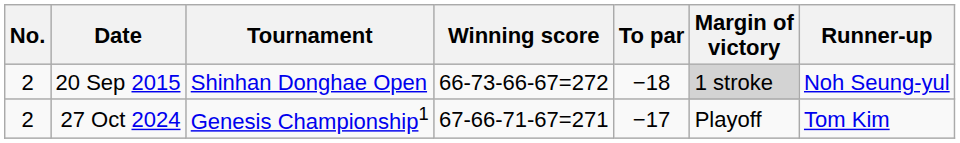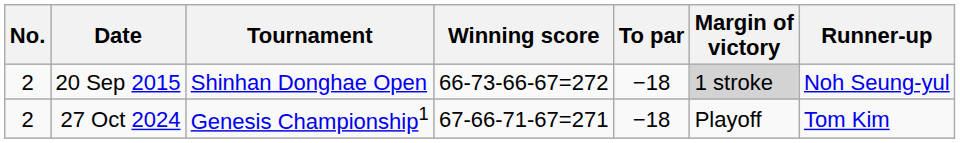(652, 119) −17 -> (652, 119) −18
